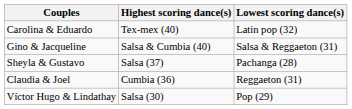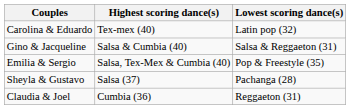+ row: (41, 63)
- row: (61, 96)
